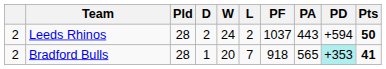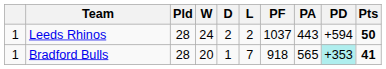columns swapped: (228, 14) <-> (206, 14)
(15, 34) 2 -> (15, 34) 1
(15, 54) 2 -> (15, 54) 1
